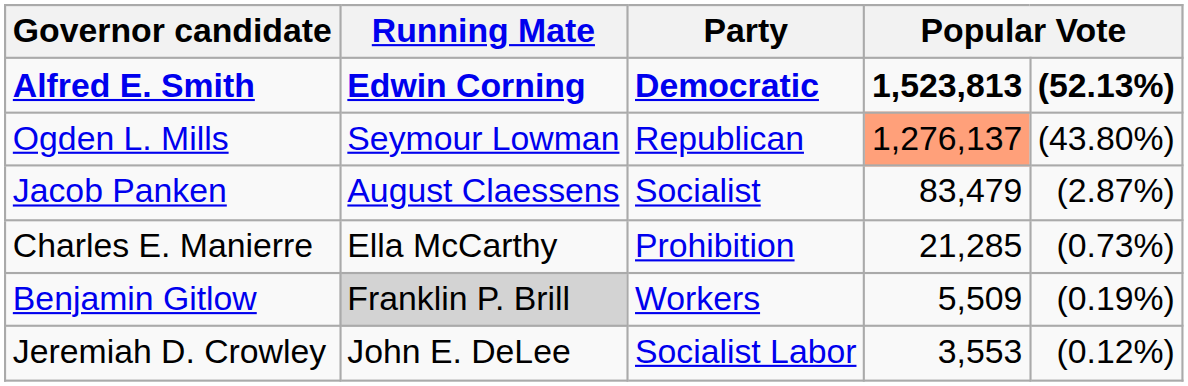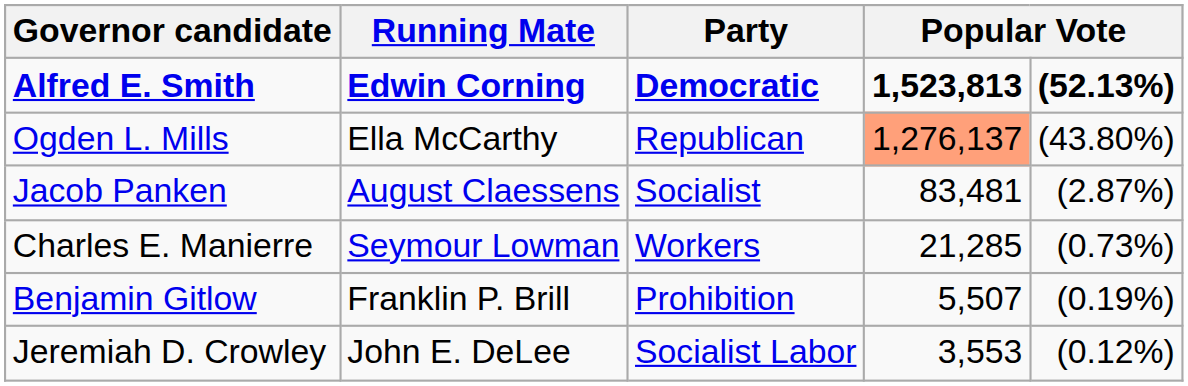(483, 138) Seymour Lowman -> (452, 138) Ella McCarthy
(971, 191) 83,479 -> (971, 191) 83,481
(452, 245) Ella McCarthy -> (483, 245) Seymour Lowman
(715, 245) Prohibition -> (698, 245) Workers
(459, 298) lightgrey background -> (459, 298) no background
(698, 298) Workers -> (715, 298) Prohibition
(980, 298) 5,509 -> (980, 298) 5,507
